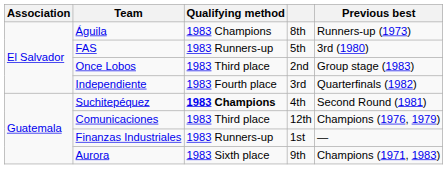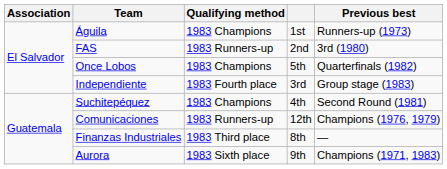(298, 31) 8th -> (298, 31) 1st
(298, 48) 5th -> (299, 48) 2nd
(228, 66) 1983 Third place -> (229, 66) 1983 Champions
(299, 66) 2nd -> (298, 66) 5th
(366, 66) Group stage (1983) -> (367, 66) Quarterfinals (1982)
(367, 84) Quarterfinals (1982) -> (366, 84) Group stage (1983)
(231, 102) bold -> (229, 102) normal
(228, 119) 1983 Third place -> (230, 119) 1983 Runners-up
(230, 137) 1983 Runners-up -> (228, 137) 1983 Third place
(298, 137) 1st -> (298, 137) 8th
